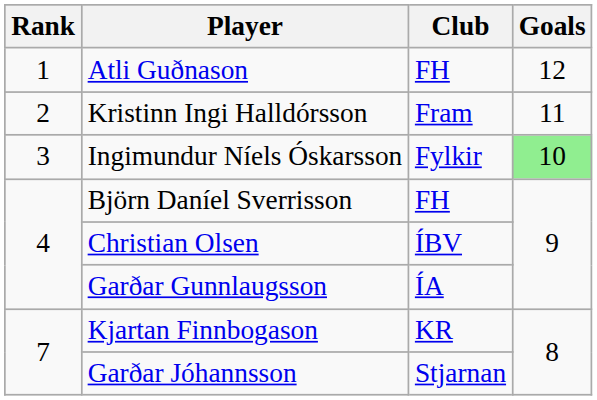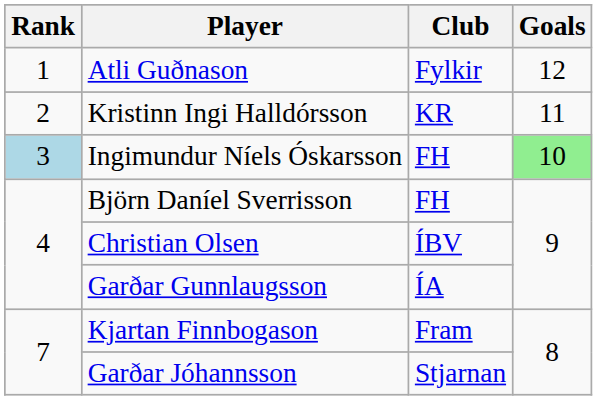(432, 69) FH -> (448, 69) Fylkir
(444, 112) Fram -> (434, 112) KR
(43, 156) no background -> (43, 156) lightblue background
(448, 156) Fylkir -> (432, 156) FH
(434, 329) KR -> (444, 329) Fram
